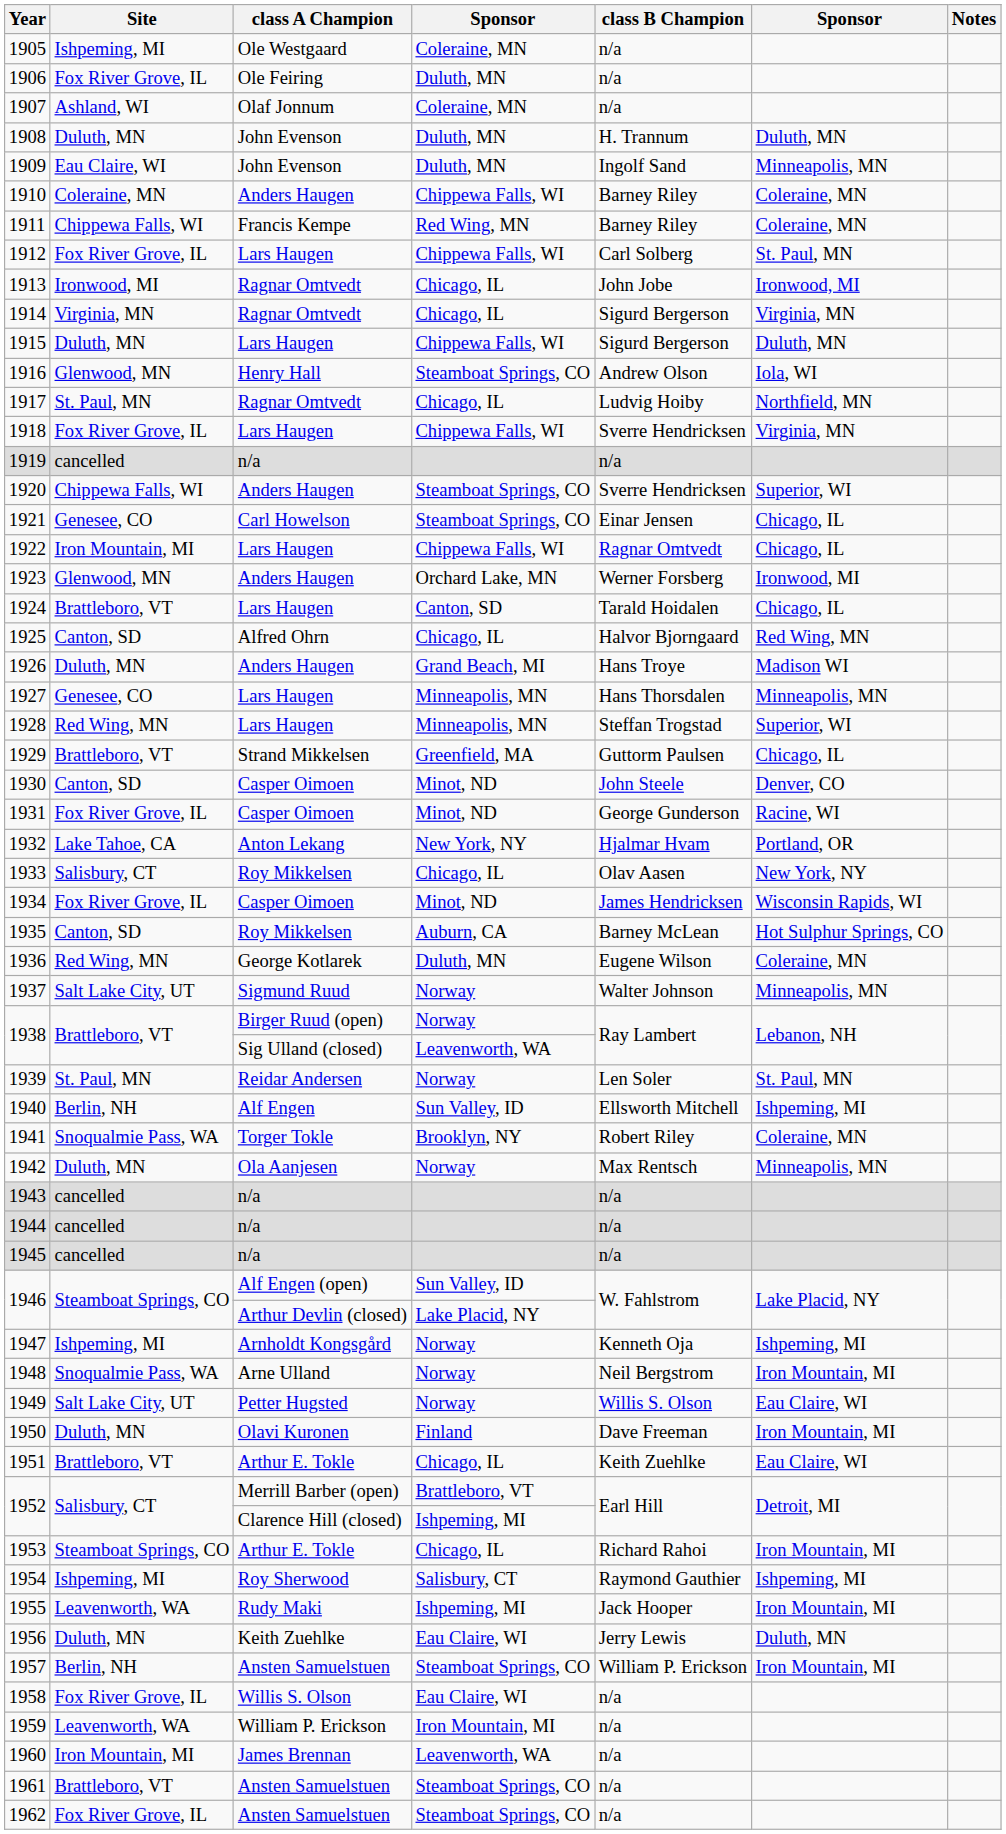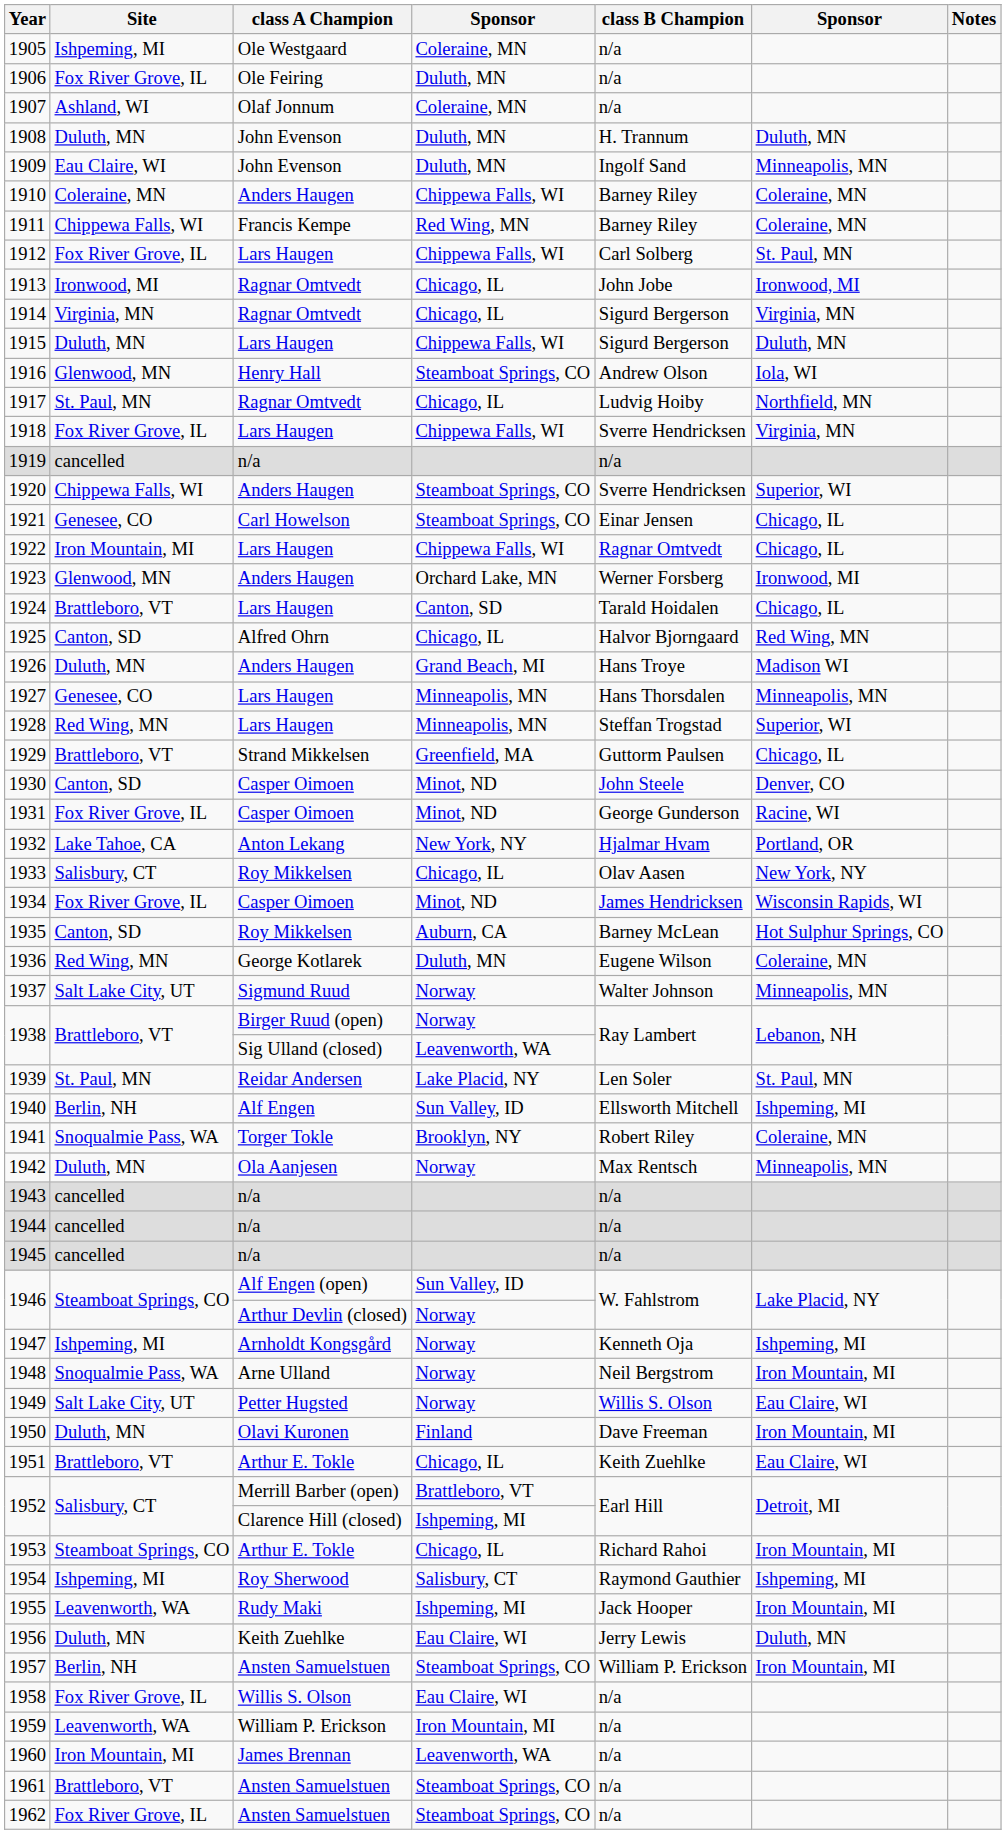(445, 1078) Norway -> (478, 1078) Lake Placid, NY
(478, 1314) Lake Placid, NY -> (445, 1314) Norway
